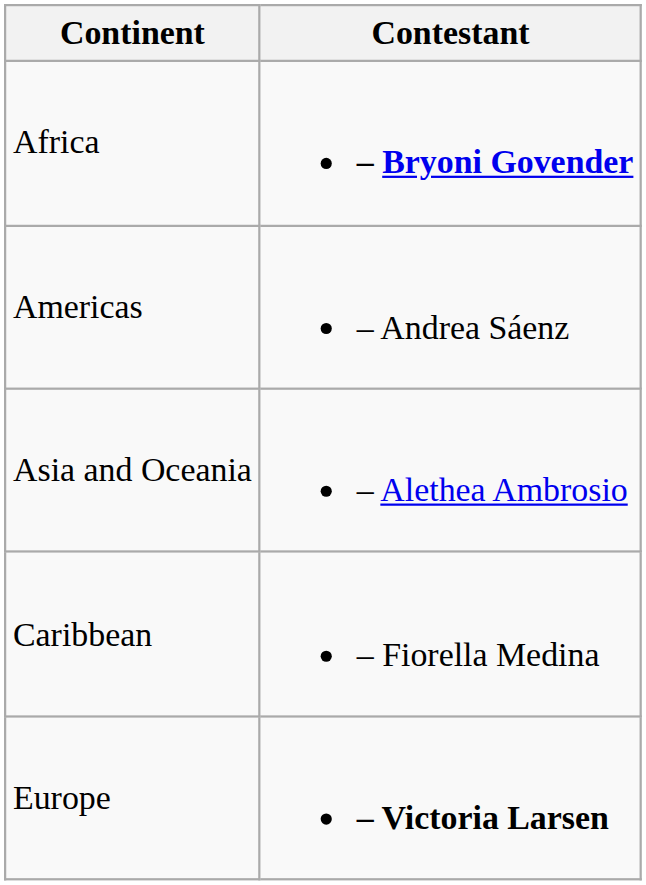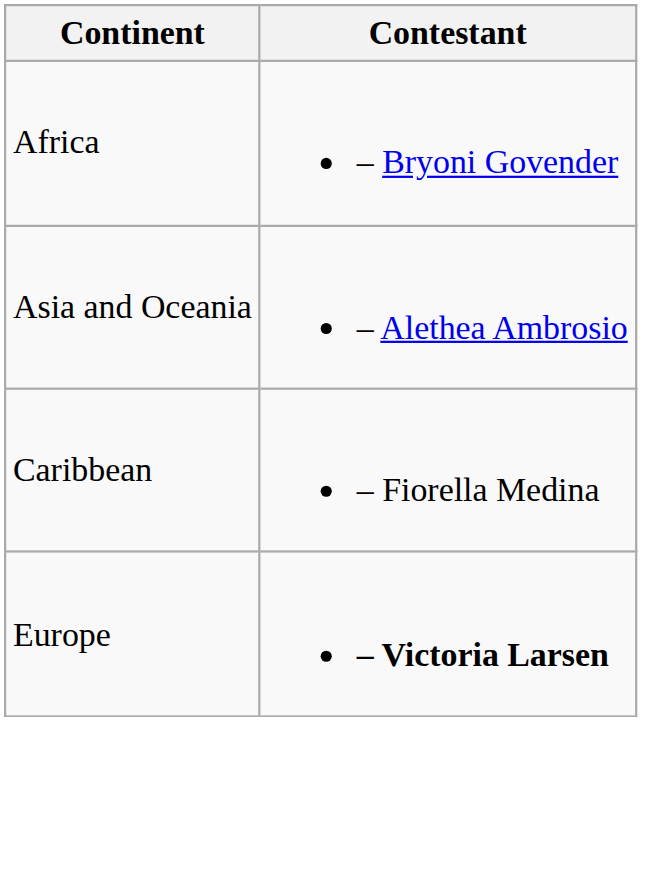(450, 163) bold -> (448, 163) normal
- row: (78, 306)
